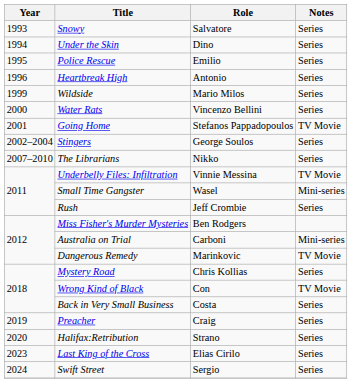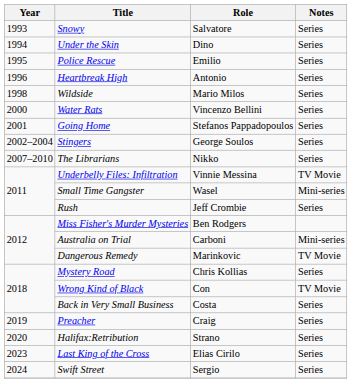(17, 93) 1999 -> (17, 93) 1998
(319, 126) TV Movie -> (310, 126) Series
